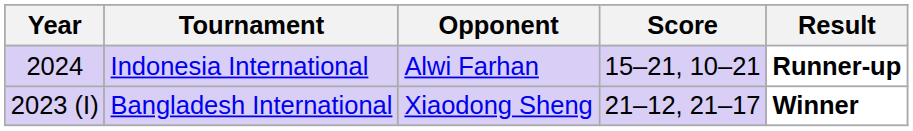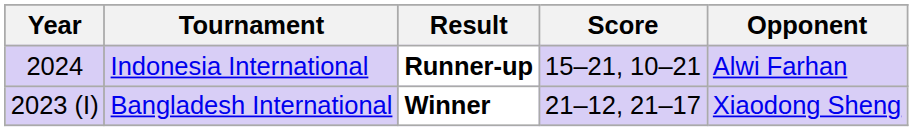columns swapped: (499, 25) <-> (837, 25)
